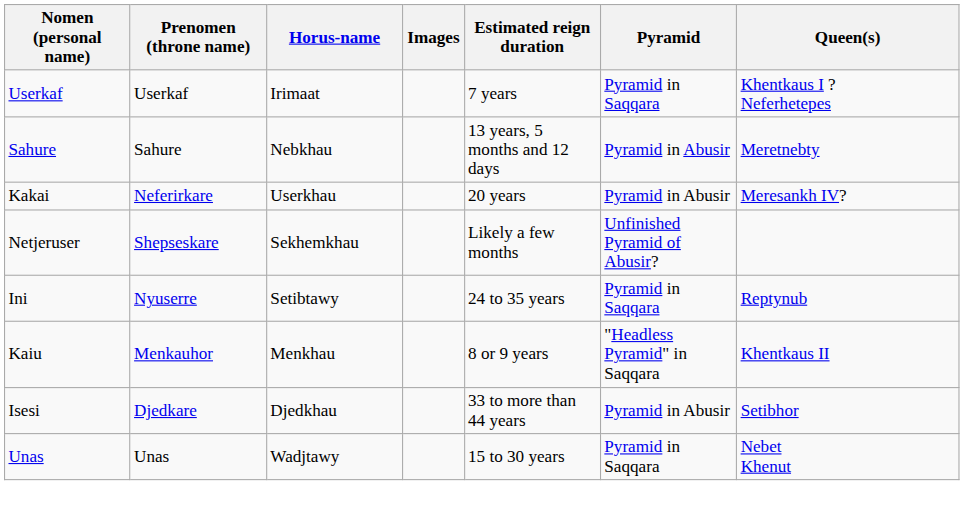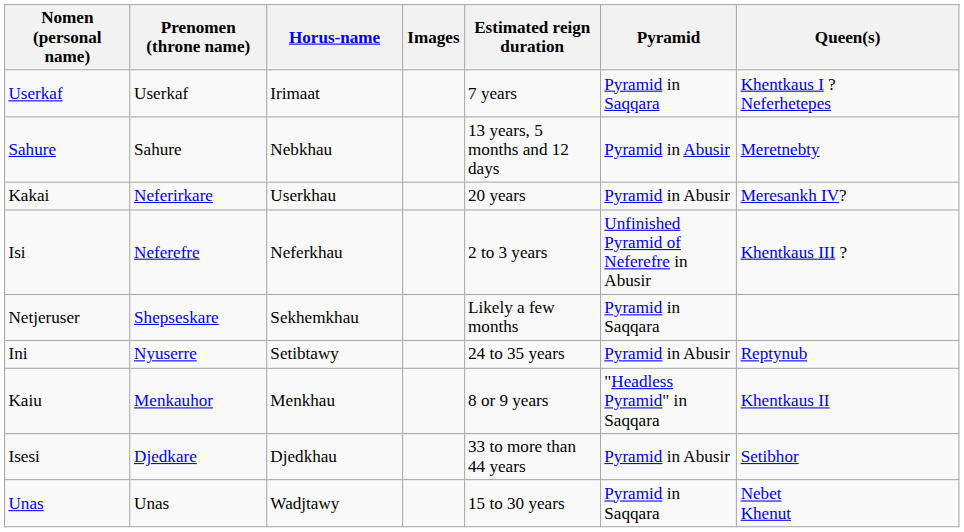+ row: (17, 251)
(643, 242) Unfinished Pyramid of Abusir? -> (642, 317) Pyramid in Saqqara
(642, 298) Pyramid in Saqqara -> (667, 354) Pyramid in Abusir
